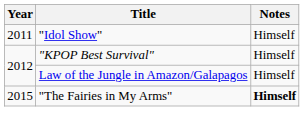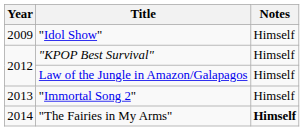(20, 34) 2011 -> (20, 34) 2009
+ row: (87, 95)
(20, 95) 2015 -> (20, 116) 2014
